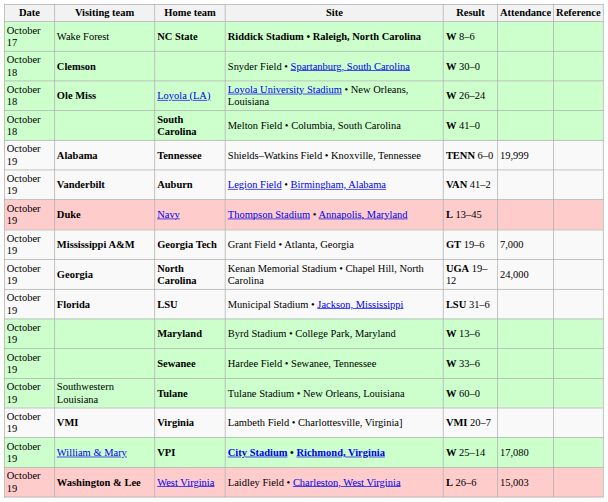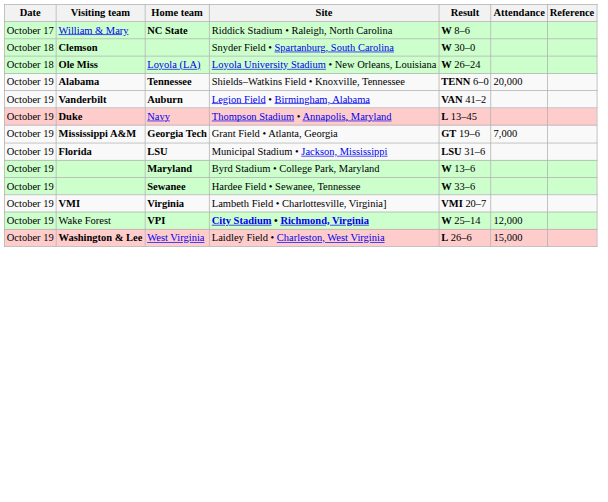(83, 36) Wake Forest -> (94, 30) William & Mary
(324, 36) bold -> (302, 30) normal
- row: (177, 125)
(514, 155) 19,999 -> (508, 82) 20,000
- row: (177, 274)
- row: (172, 393)
(92, 452) William & Mary -> (85, 220) Wake Forest
(514, 452) 17,080 -> (508, 220) 12,000
(514, 482) 15,003 -> (508, 238) 15,000
